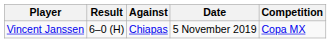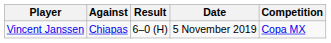columns swapped: (148, 12) <-> (107, 12)
